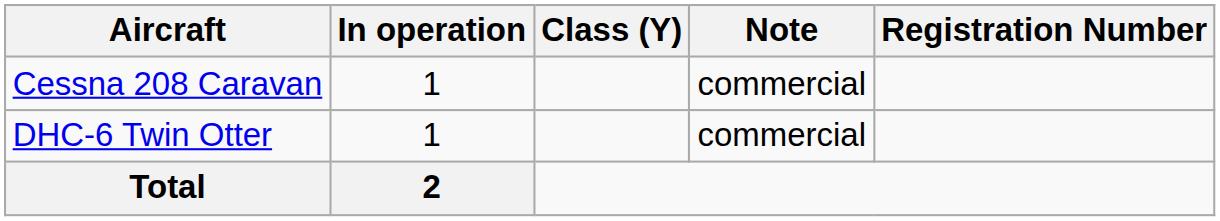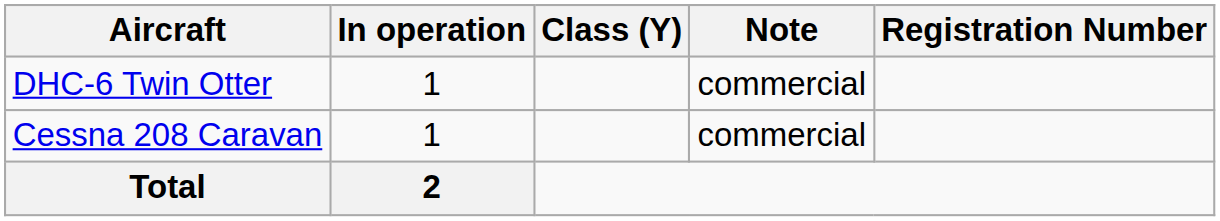rows swapped: (167, 82) <-> (142, 135)
